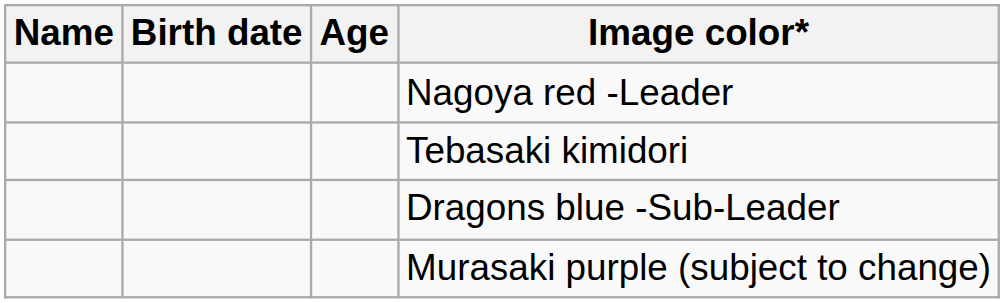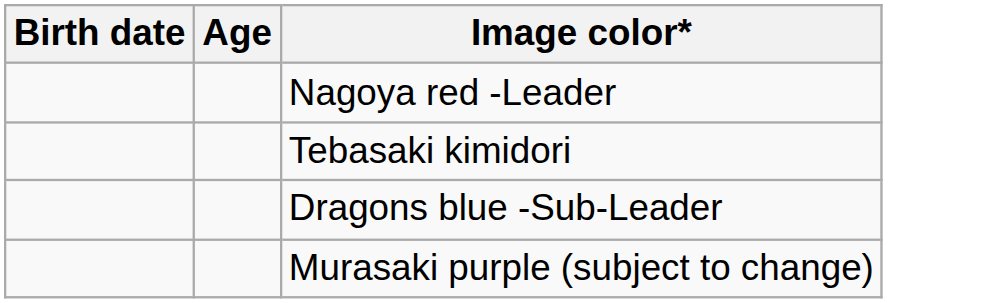- column: (64, 33)
